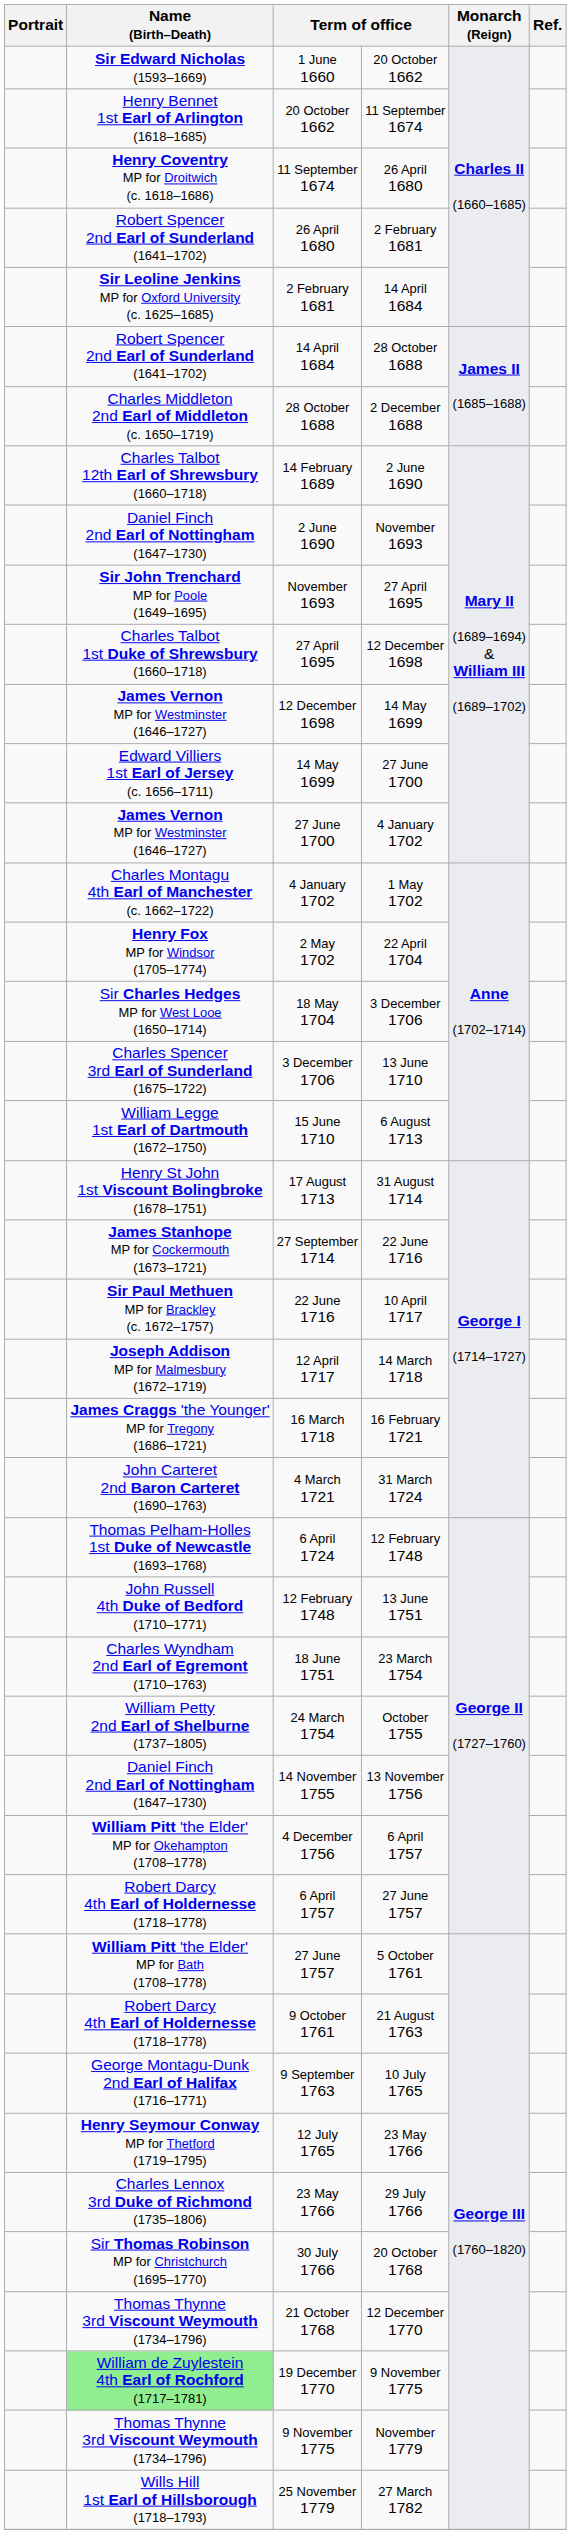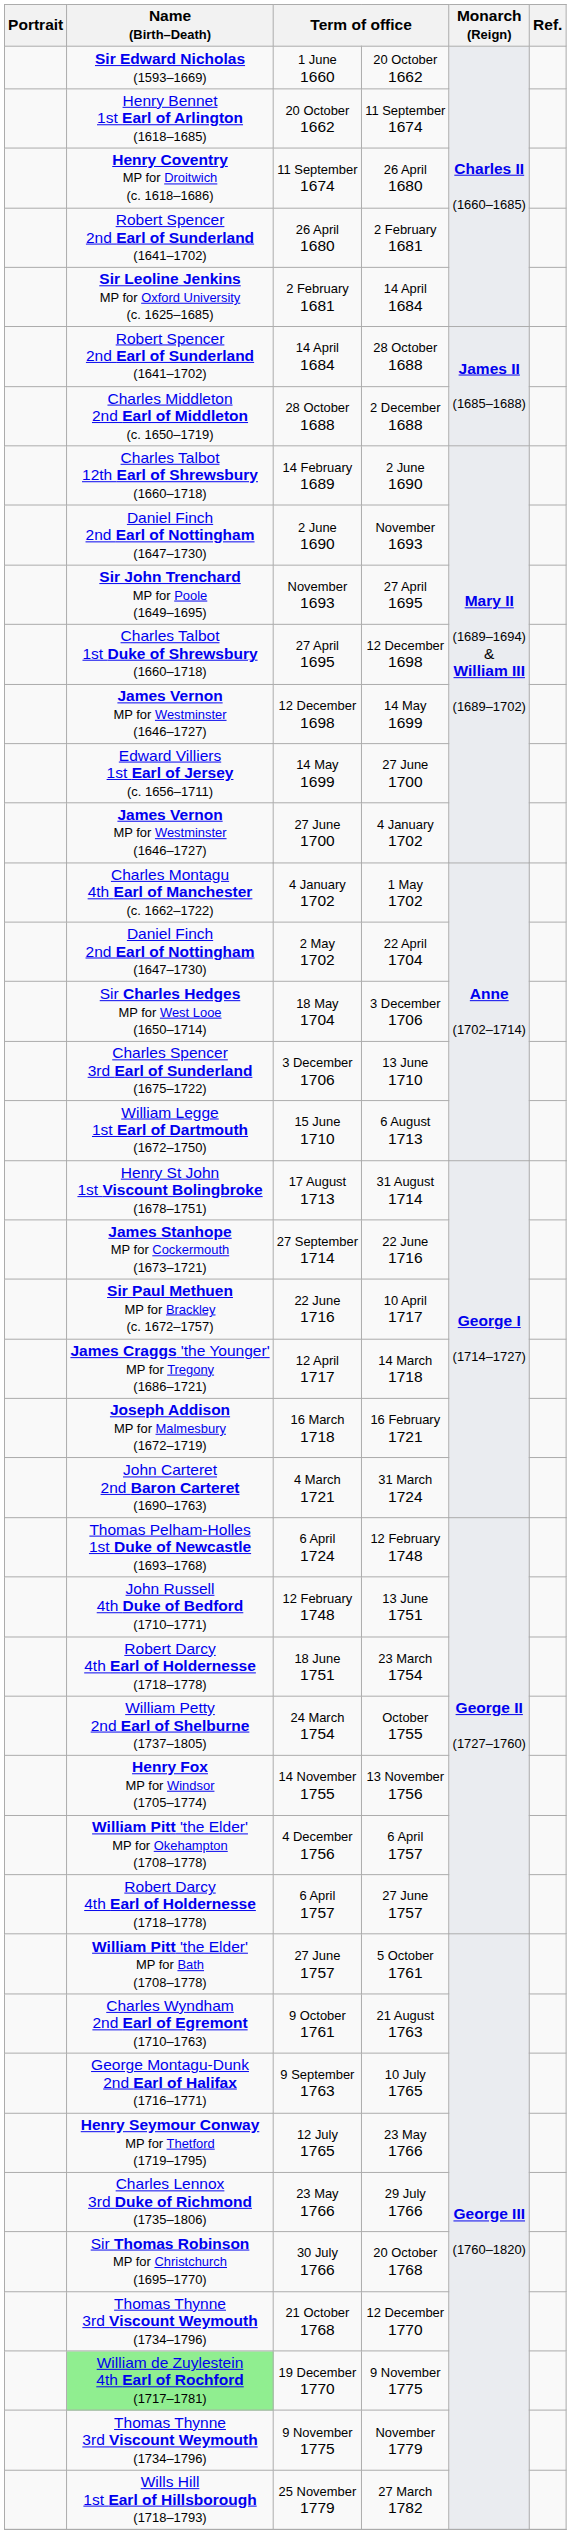(170, 951) Henry Fox MP for Windsor (1705–1774) -> (170, 951) Daniel Finch 2nd Earl of Nottingham (1647–1730)
(170, 1368) Joseph Addison MP for Malmesbury (1672–1719) -> (170, 1368) James Craggs 'the Younger' MP for Tregony (1686–1721)
(170, 1428) James Craggs 'the Younger' MP for Tregony (1686–1721) -> (170, 1428) Joseph Addison MP for Malmesbury (1672–1719)
(170, 1666) Charles Wyndham 2nd Earl of Egremont (1710–1763) -> (170, 1666) Robert Darcy 4th Earl of Holdernesse (1718–1778)
(170, 1785) Daniel Finch 2nd Earl of Nottingham (1647–1730) -> (170, 1785) Henry Fox MP for Windsor (1705–1774)
(170, 2023) Robert Darcy 4th Earl of Holdernesse (1718–1778) -> (170, 2023) Charles Wyndham 2nd Earl of Egremont (1710–1763)
